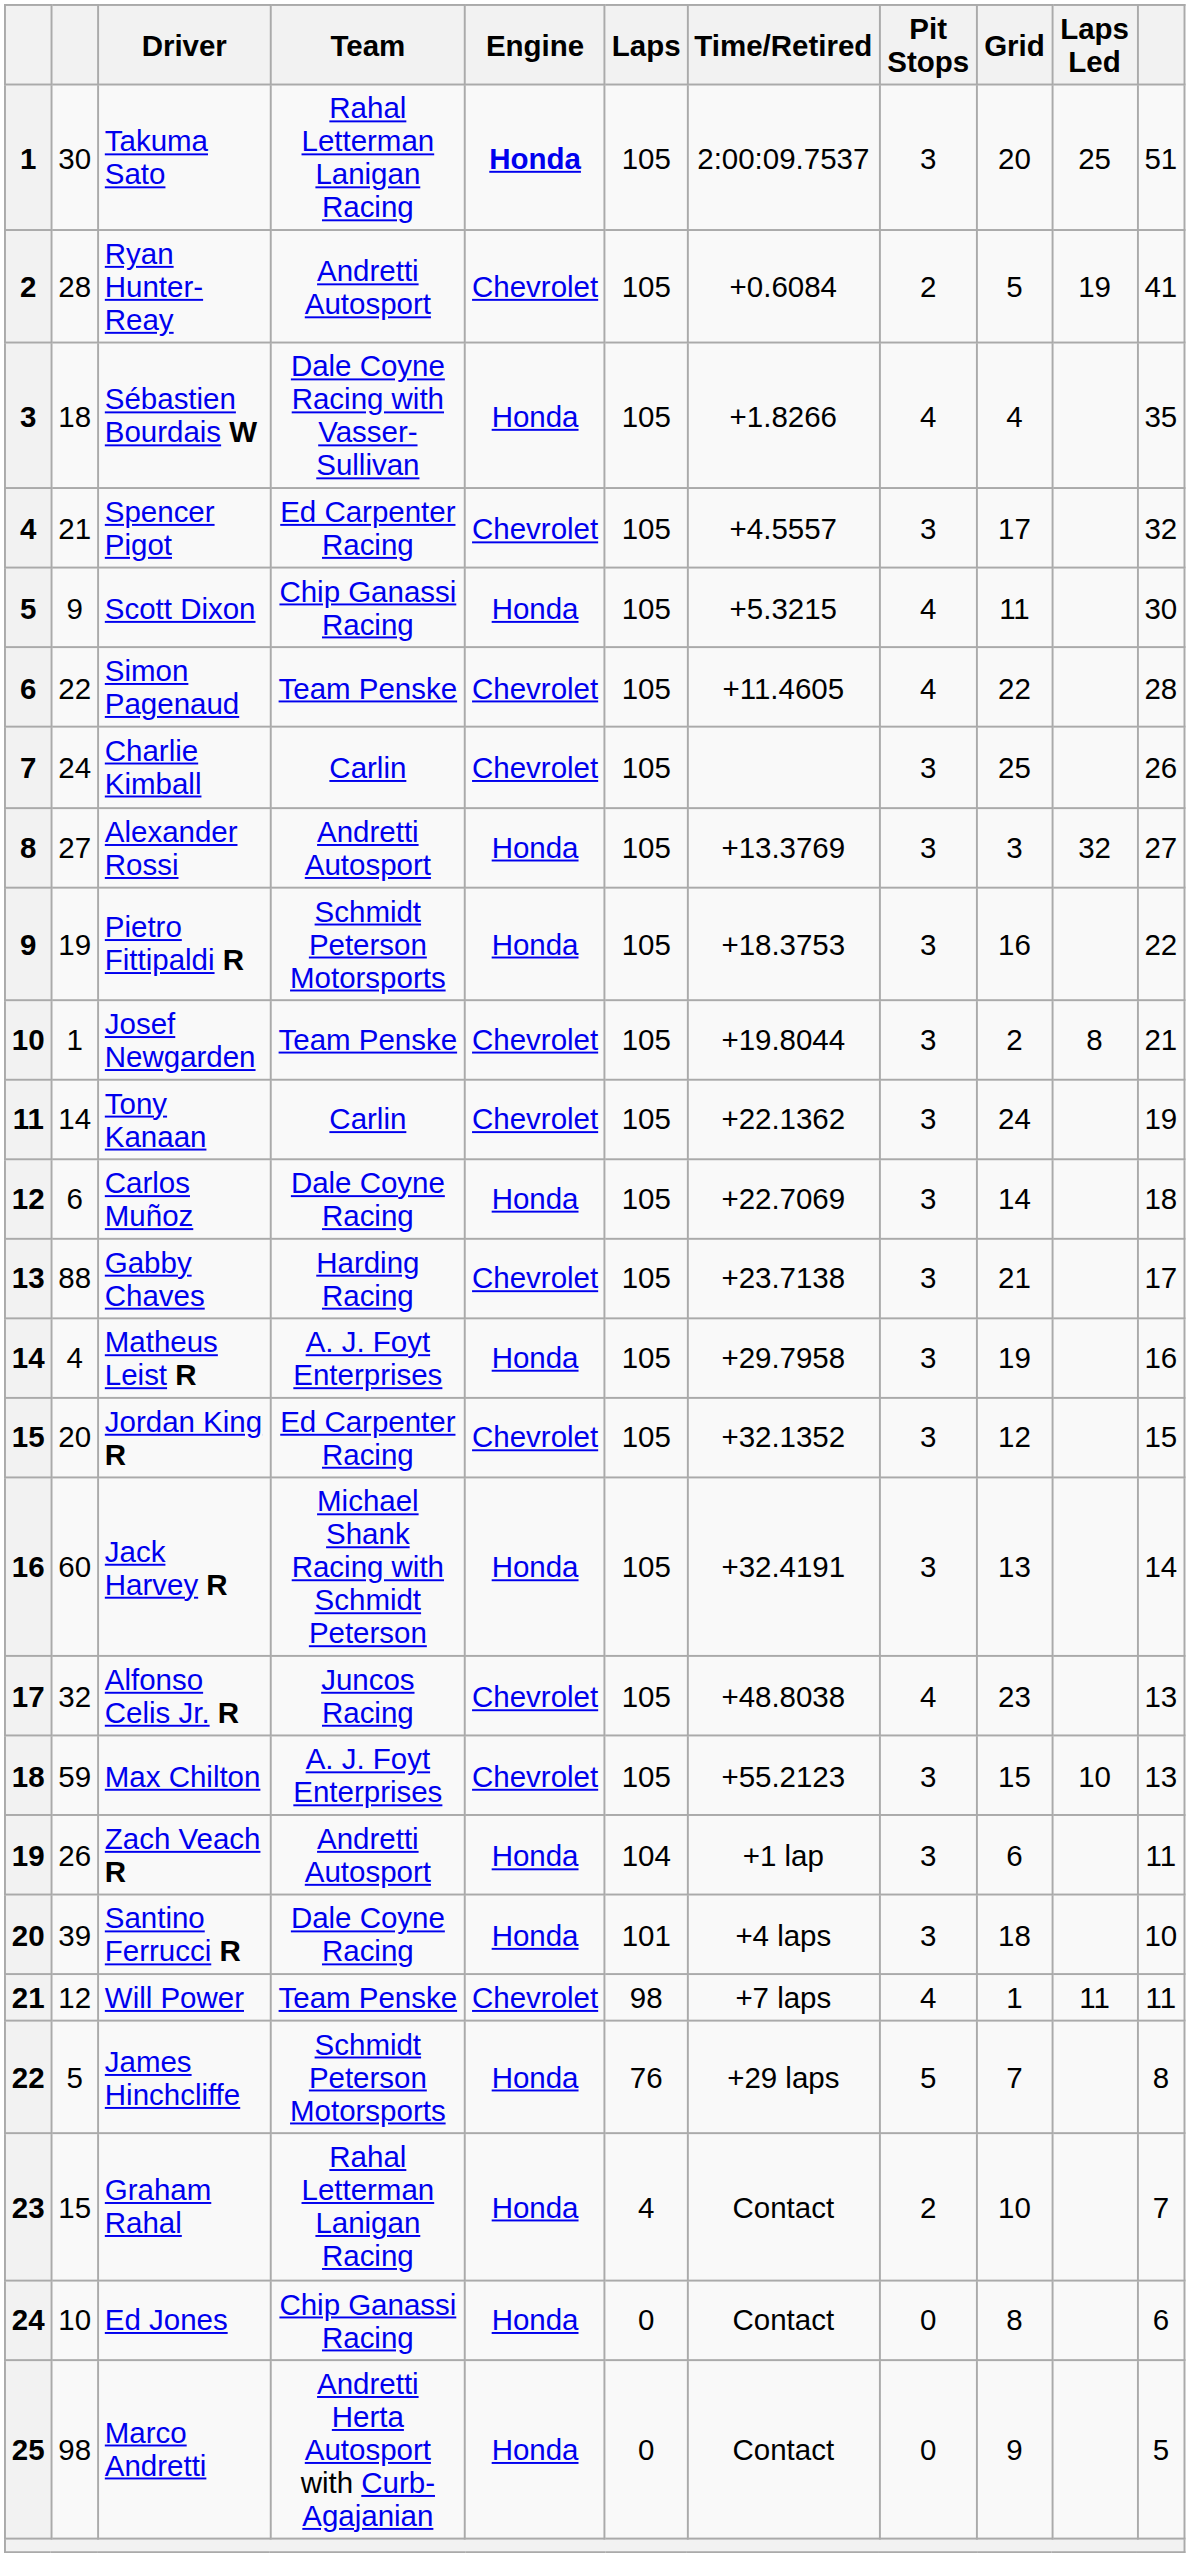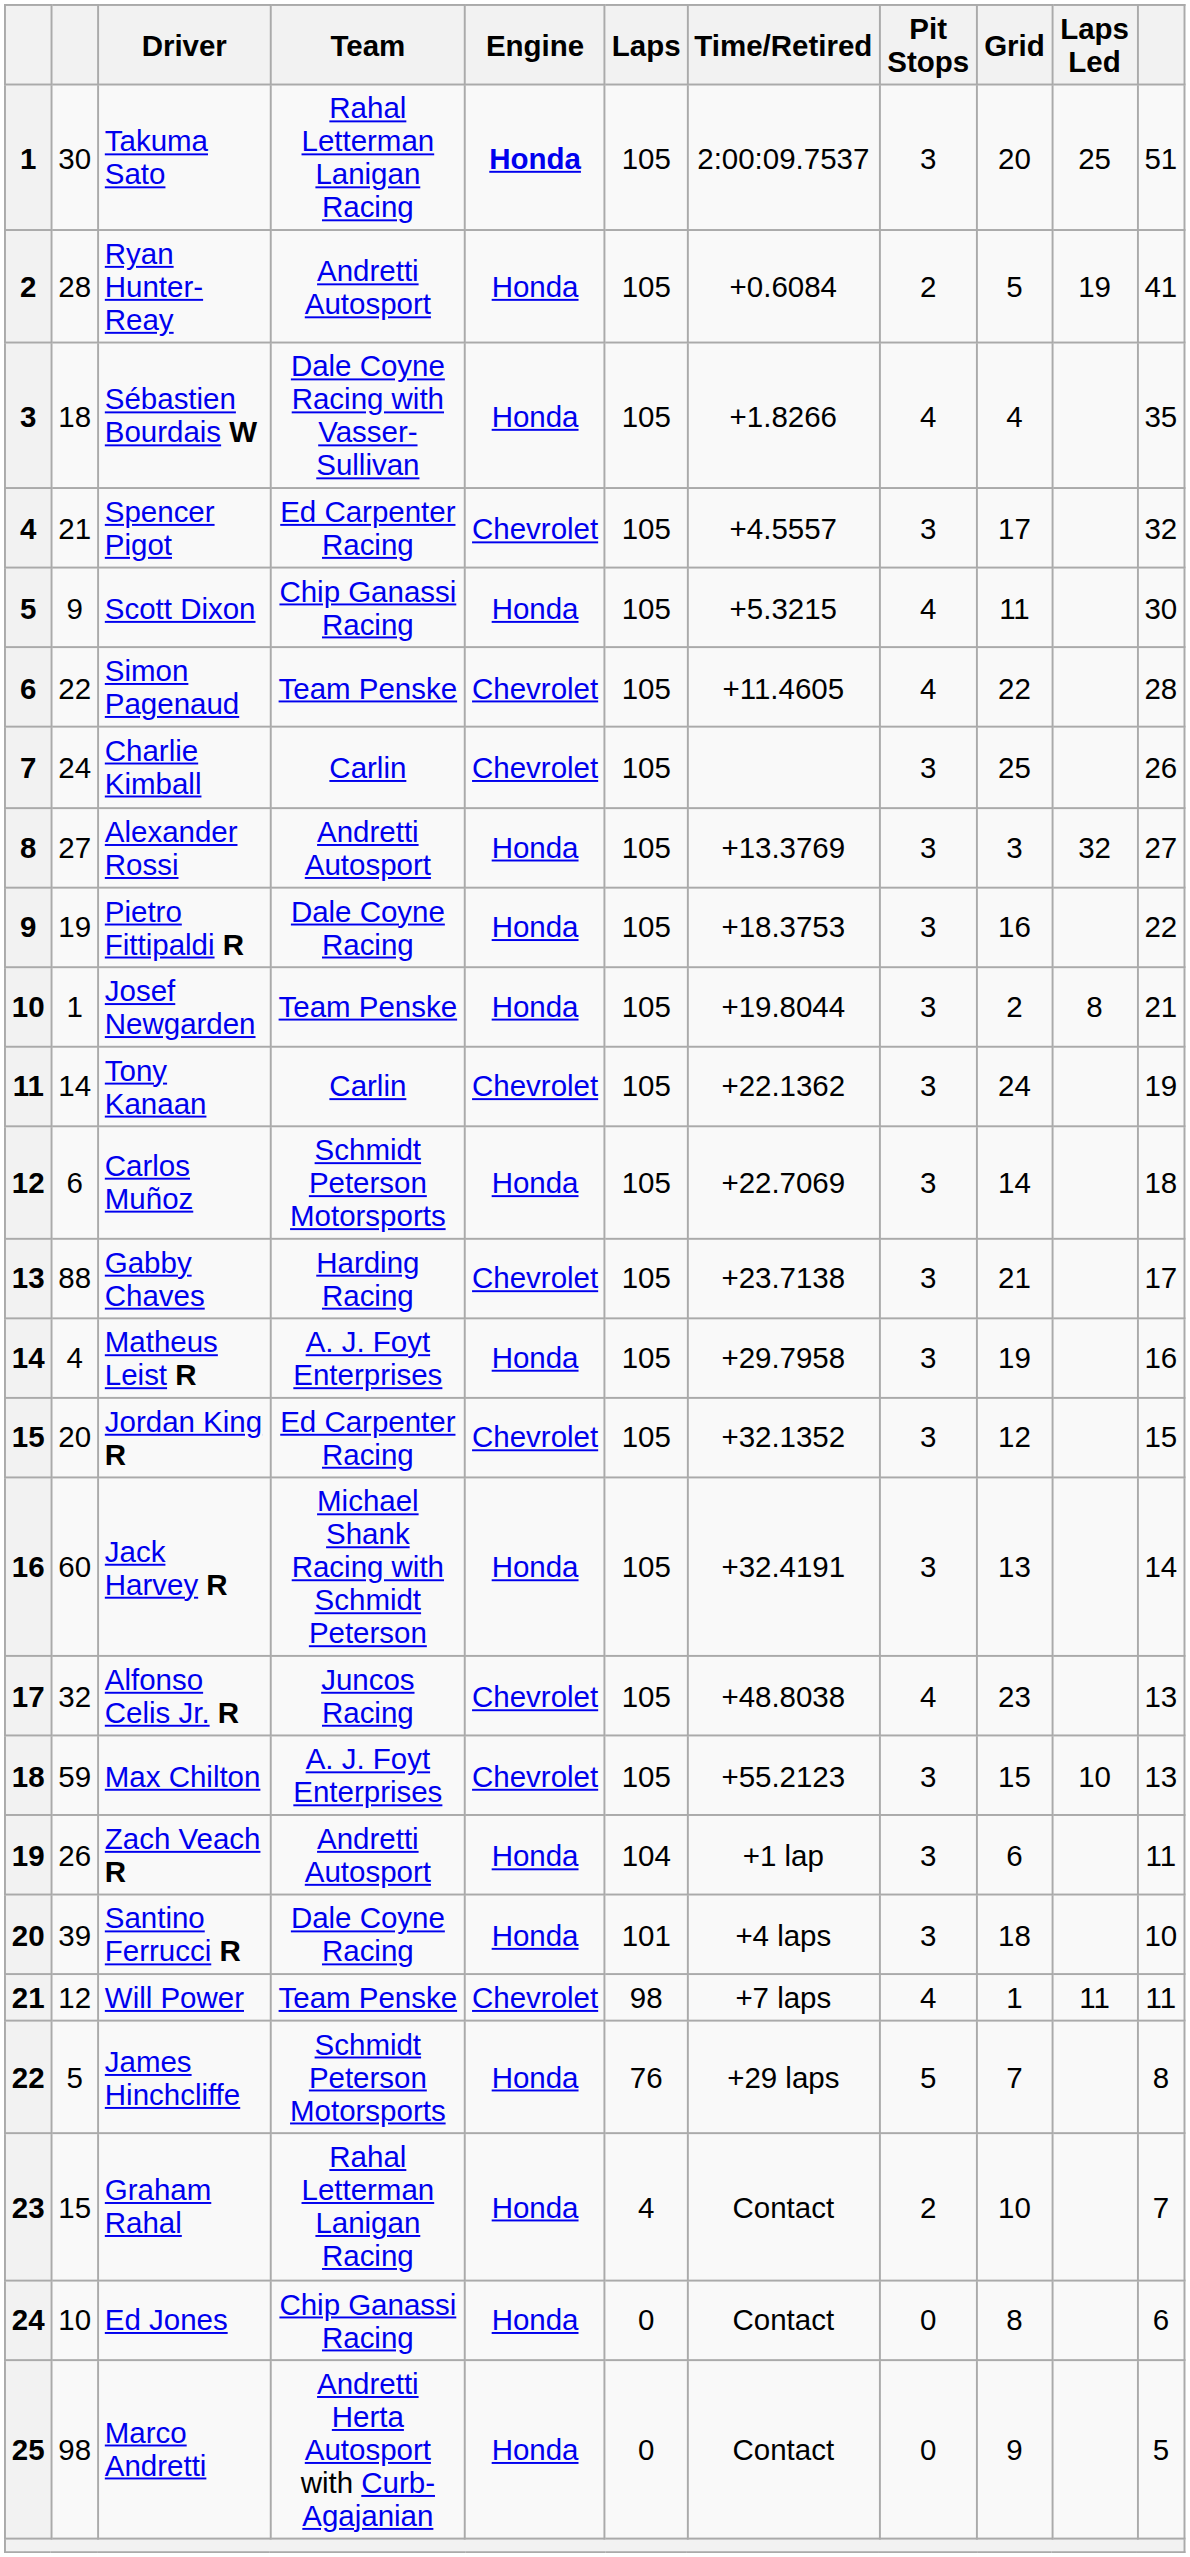(535, 287) Chevrolet -> (535, 287) Honda
(368, 943) Schmidt Peterson Motorsports -> (368, 927) Dale Coyne Racing
(535, 1039) Chevrolet -> (535, 1007) Honda
(368, 1199) Dale Coyne Racing -> (368, 1182) Schmidt Peterson Motorsports
